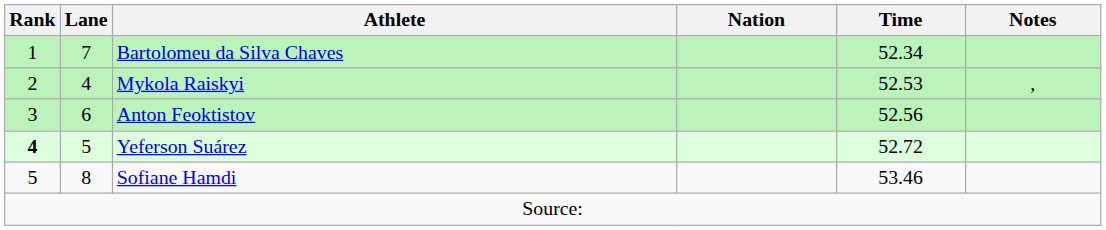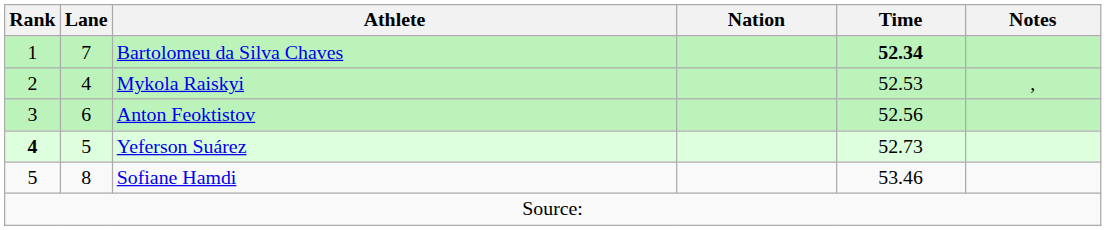(901, 51) normal -> (901, 51) bold
(901, 146) 52.72 -> (901, 146) 52.73
